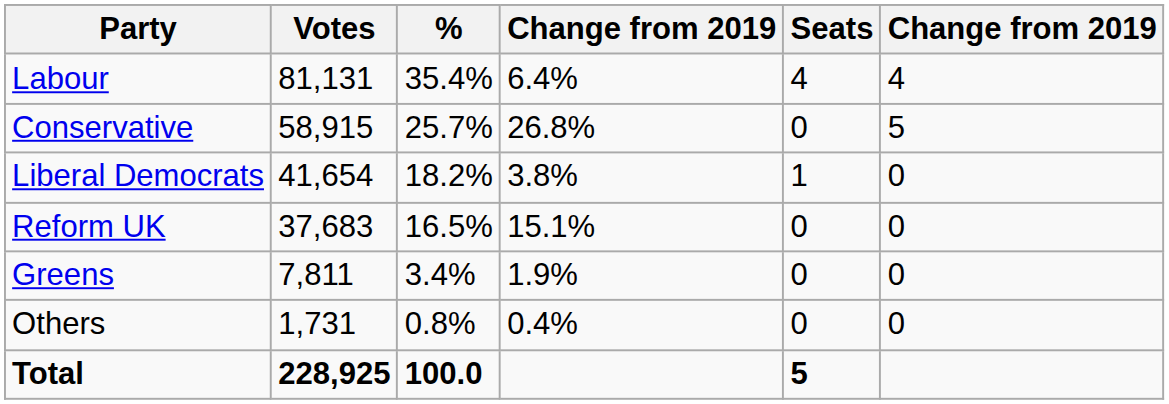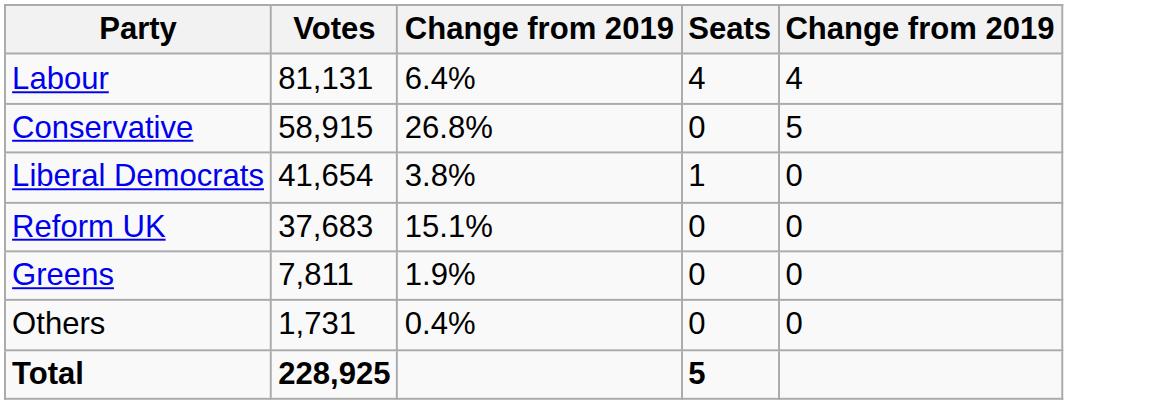- column: (449, 29)
